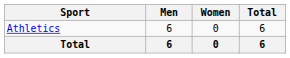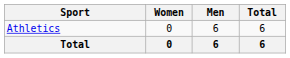columns swapped: (169, 12) <-> (216, 12)
